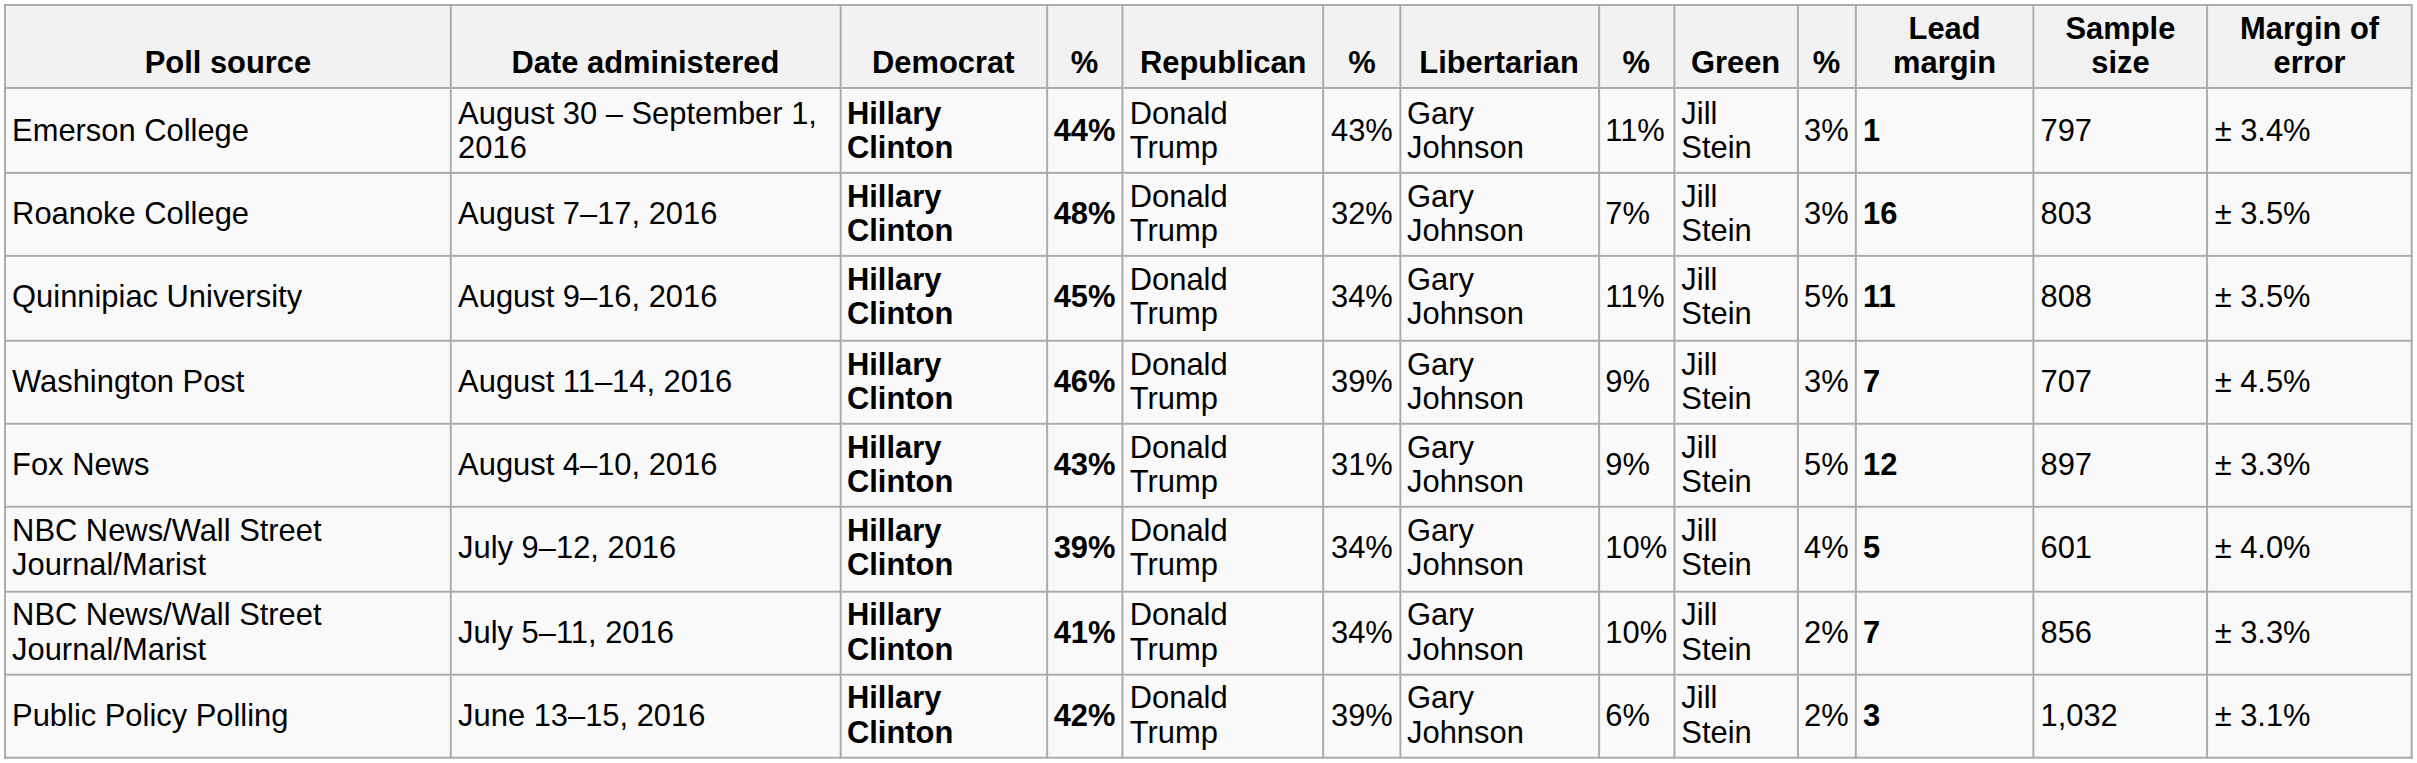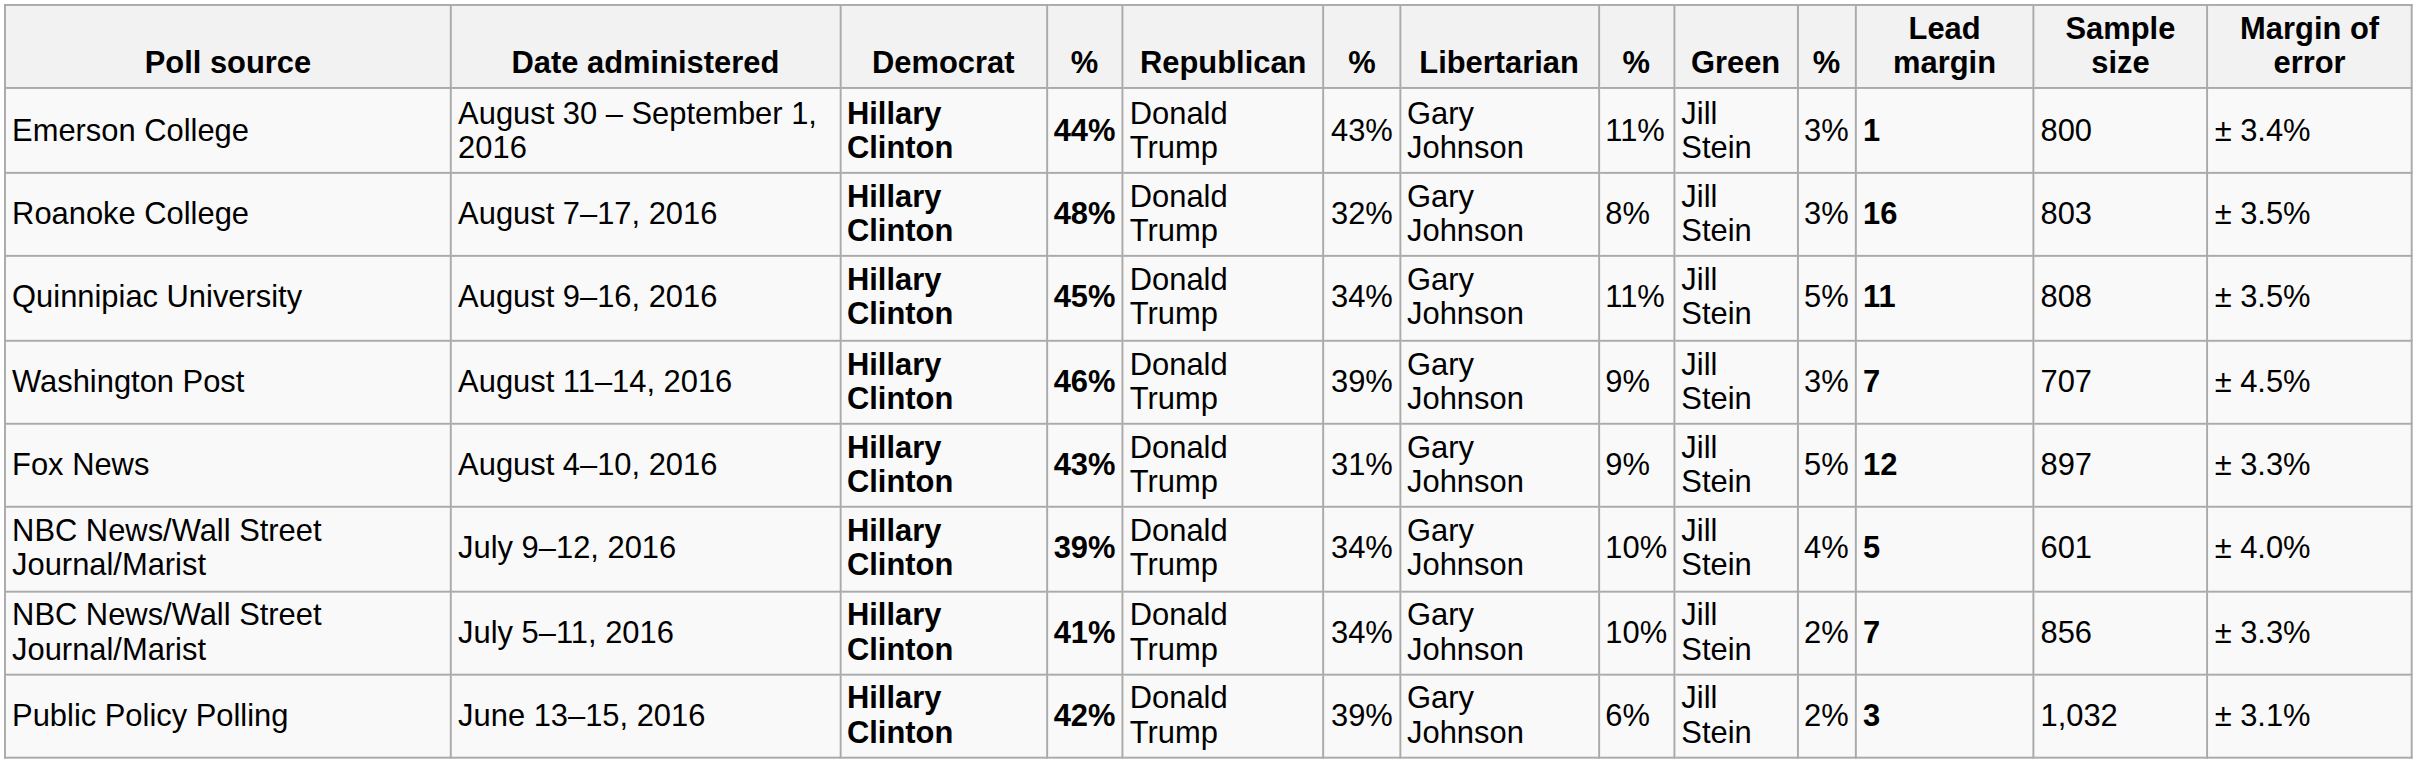(2066, 130) 797 -> (2066, 130) 800
(1628, 213) 7% -> (1628, 213) 8%
